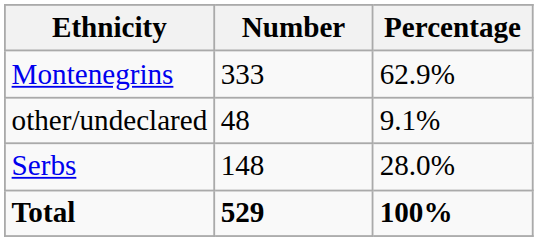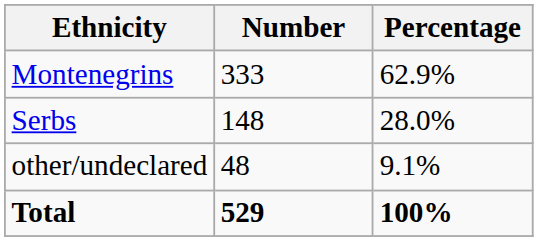rows swapped: (44, 166) <-> (109, 119)
